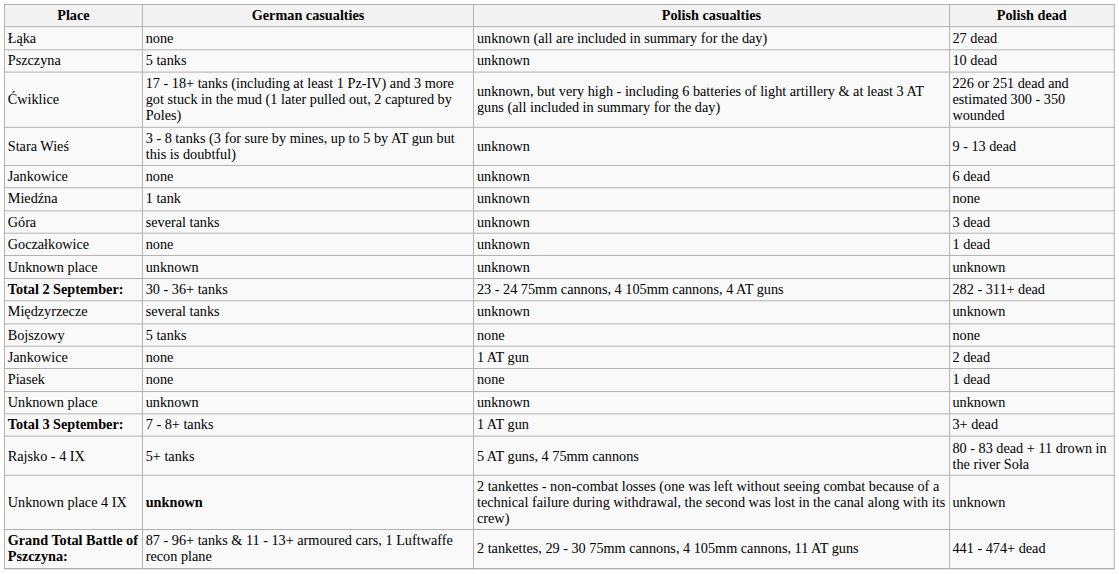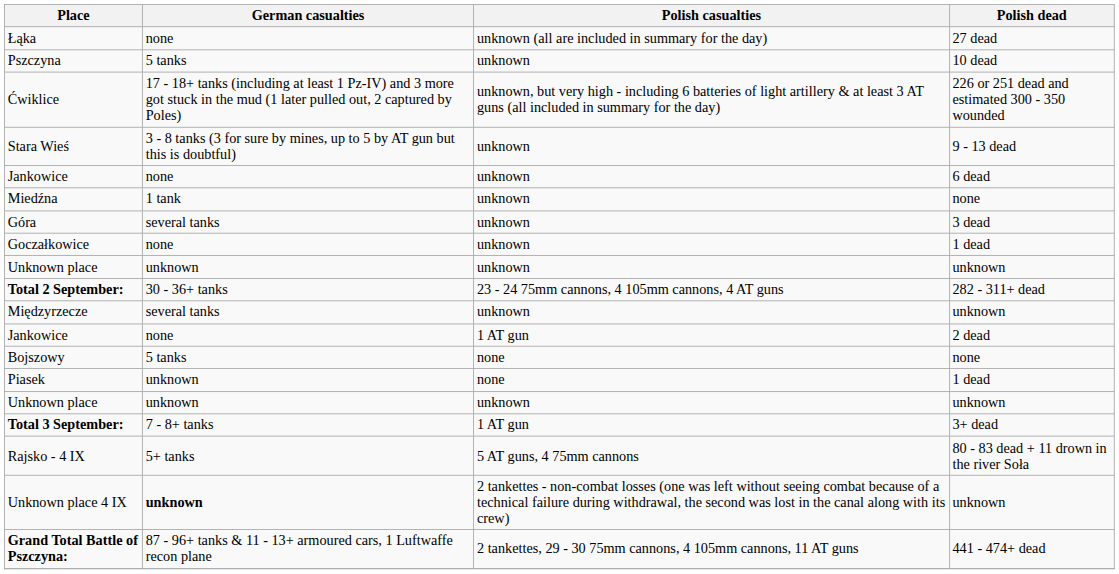rows swapped: (36, 334) <-> (38, 357)
(160, 380) none -> (172, 380) unknown
